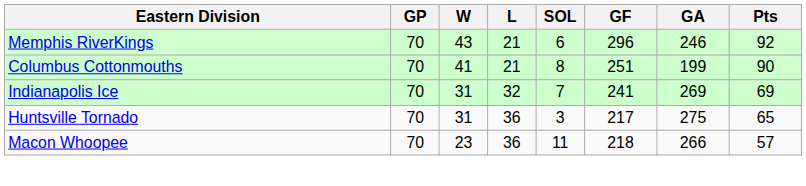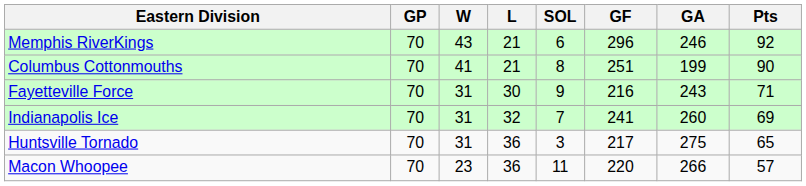+ row: (71, 92)
(693, 92) 269 -> (693, 117) 260
(621, 142) 218 -> (621, 167) 220
